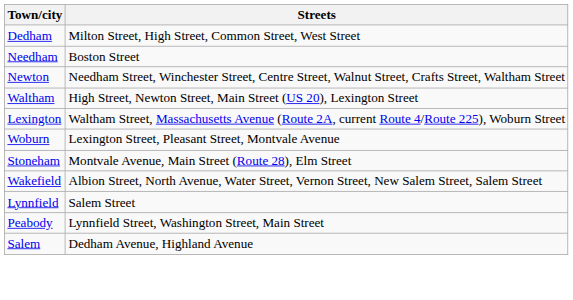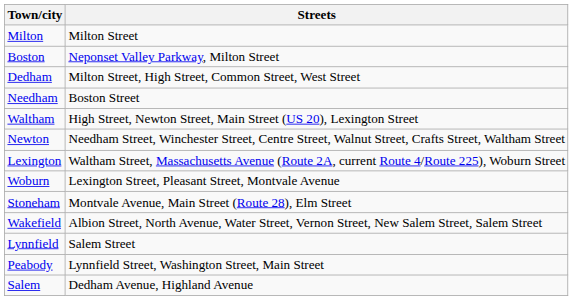+ row: (25, 35)
+ row: (26, 56)
rows swapped: (28, 77) <-> (31, 98)
